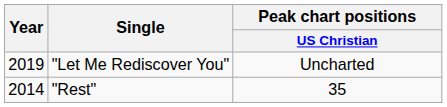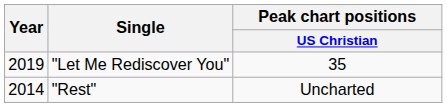(337, 64) Uncharted -> (337, 64) 35
(337, 90) 35 -> (337, 90) Uncharted
